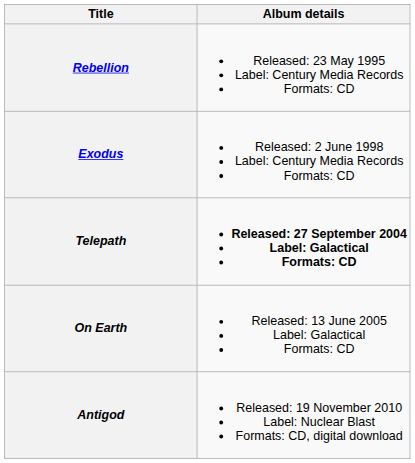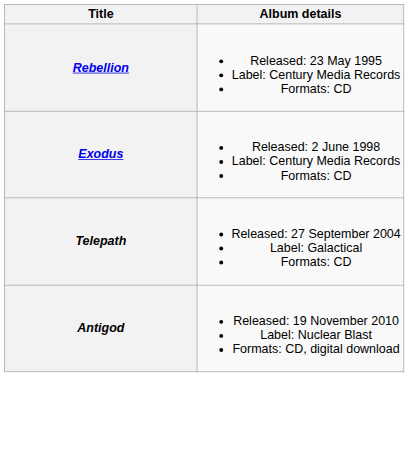(304, 248) bold -> (300, 248) normal
- row: (101, 328)
